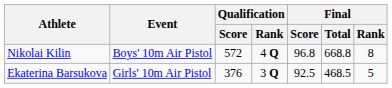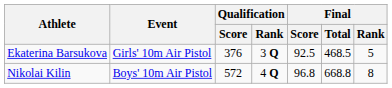rows swapped: (39, 54) <-> (57, 73)
